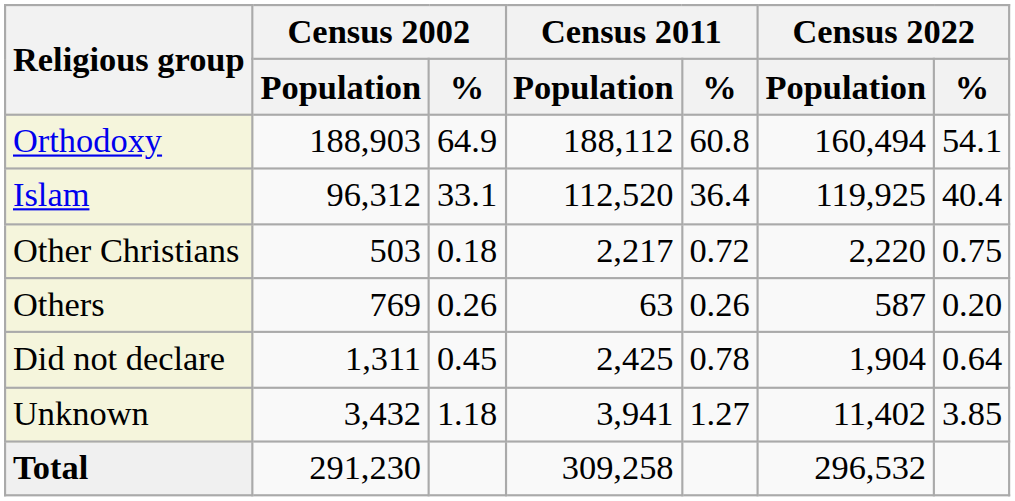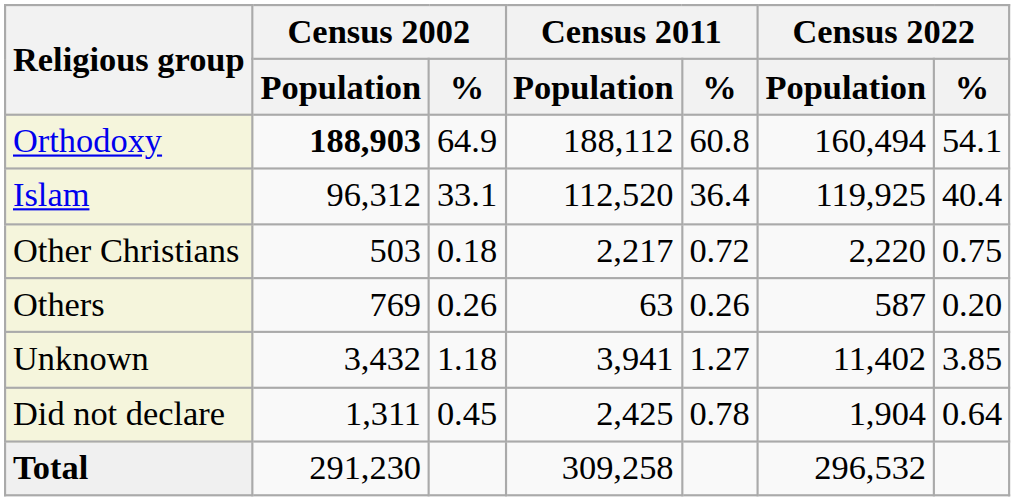(365, 140) normal -> (365, 140) bold
rows swapped: (119, 359) <-> (81, 413)
